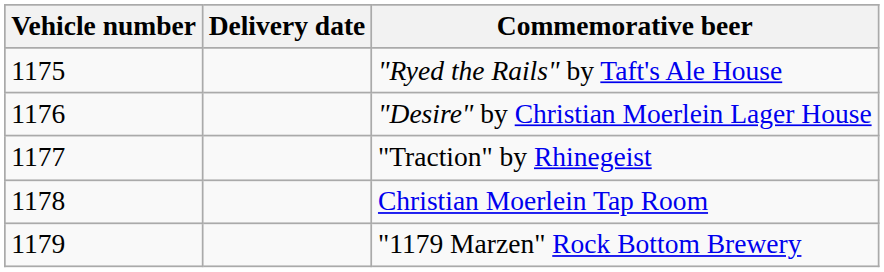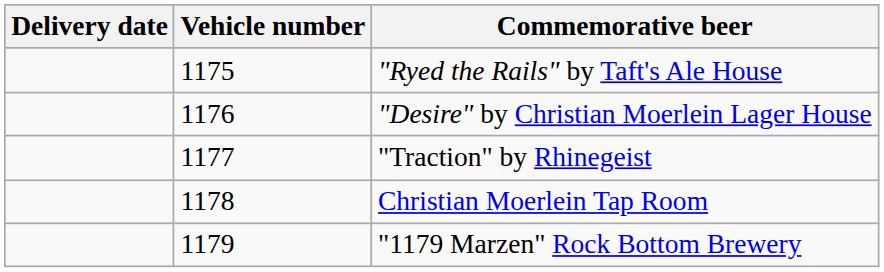columns swapped: (104, 26) <-> (287, 26)
